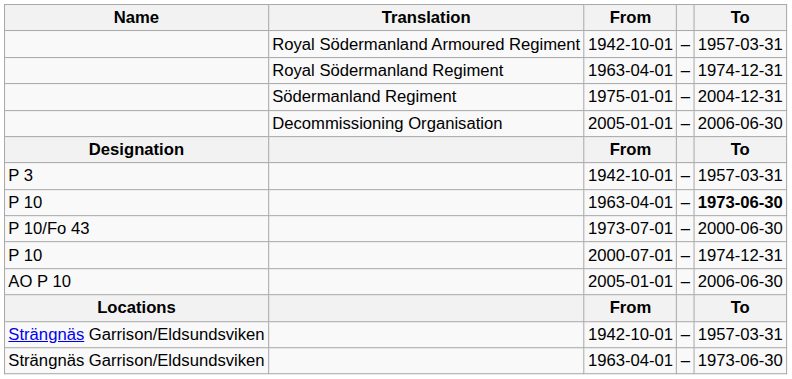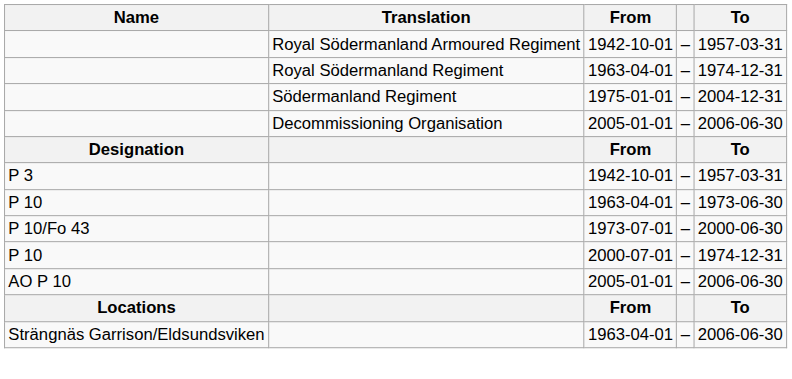(740, 202) bold -> (740, 202) normal
- row: (136, 334)
(740, 360) 1973-06-30 -> (740, 334) 2006-06-30
